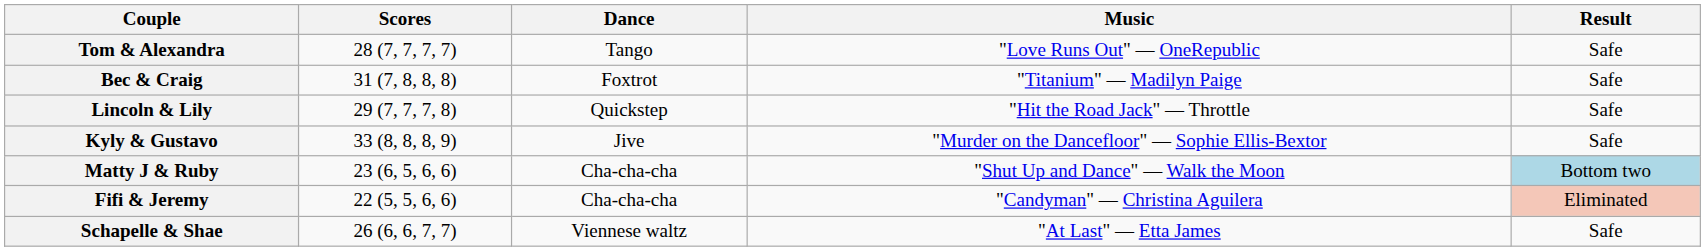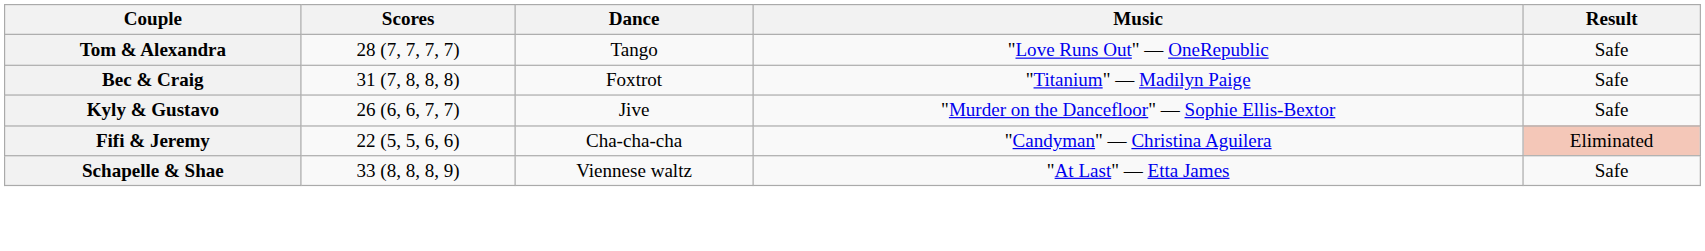- row: (152, 110)
(405, 140) 33 (8, 8, 8, 9) -> (408, 110) 26 (6, 6, 7, 7)
- row: (152, 170)
(405, 230) 26 (6, 6, 7, 7) -> (408, 170) 33 (8, 8, 8, 9)
